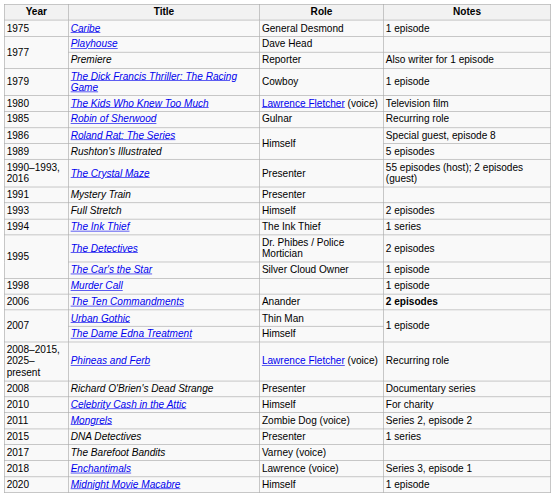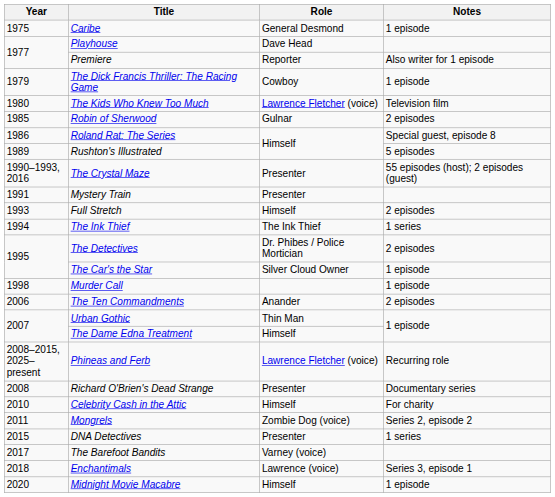(417, 119) Recurring role -> (410, 119) 2 episodes
(412, 302) bold -> (410, 302) normal
